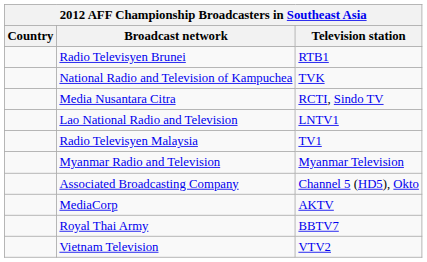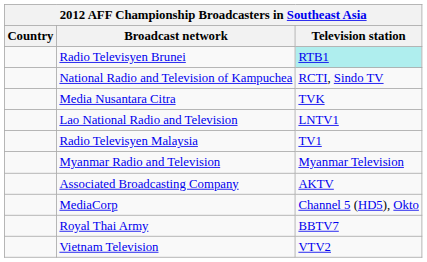(314, 57) no background -> (314, 57) paleturquoise background
(312, 78) TVK -> (341, 78) RCTI, Sindo TV
(341, 99) RCTI, Sindo TV -> (312, 99) TVK
(359, 183) Channel 5 (HD5), Okto -> (316, 183) AKTV
(316, 204) AKTV -> (359, 204) Channel 5 (HD5), Okto
